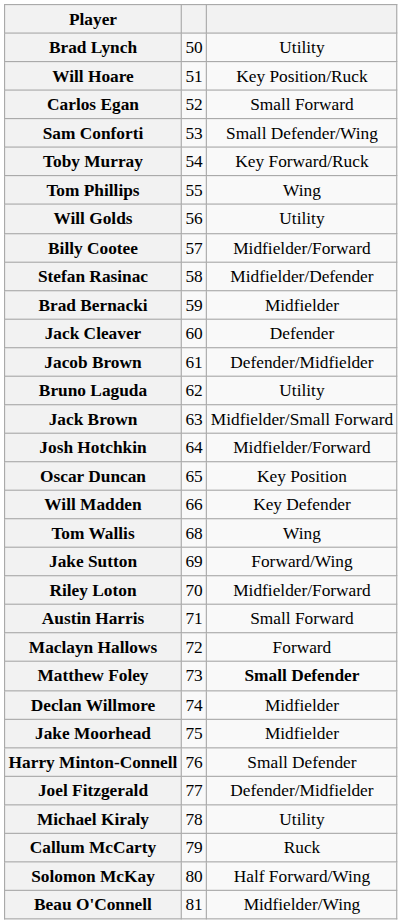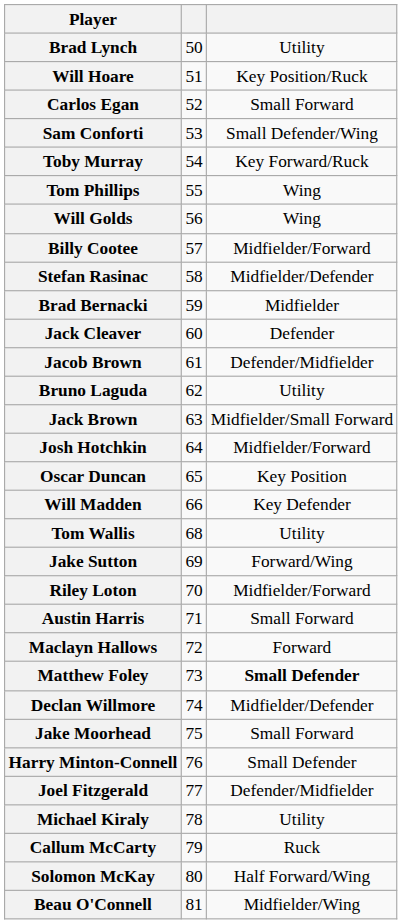(302, 218) Utility -> (302, 218) Wing
(302, 533) Wing -> (302, 533) Utility
(302, 704) Midfielder -> (302, 704) Midfielder/Defender
(302, 733) Midfielder -> (302, 733) Small Forward
